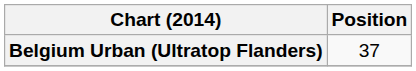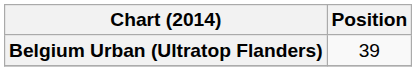(369, 50) 37 -> (369, 50) 39
